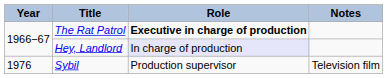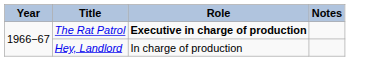(186, 48) lavender background -> (186, 48) no background
- row: (67, 65)
